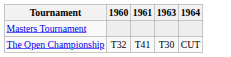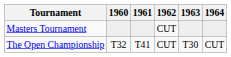+ column: (166, 12)
